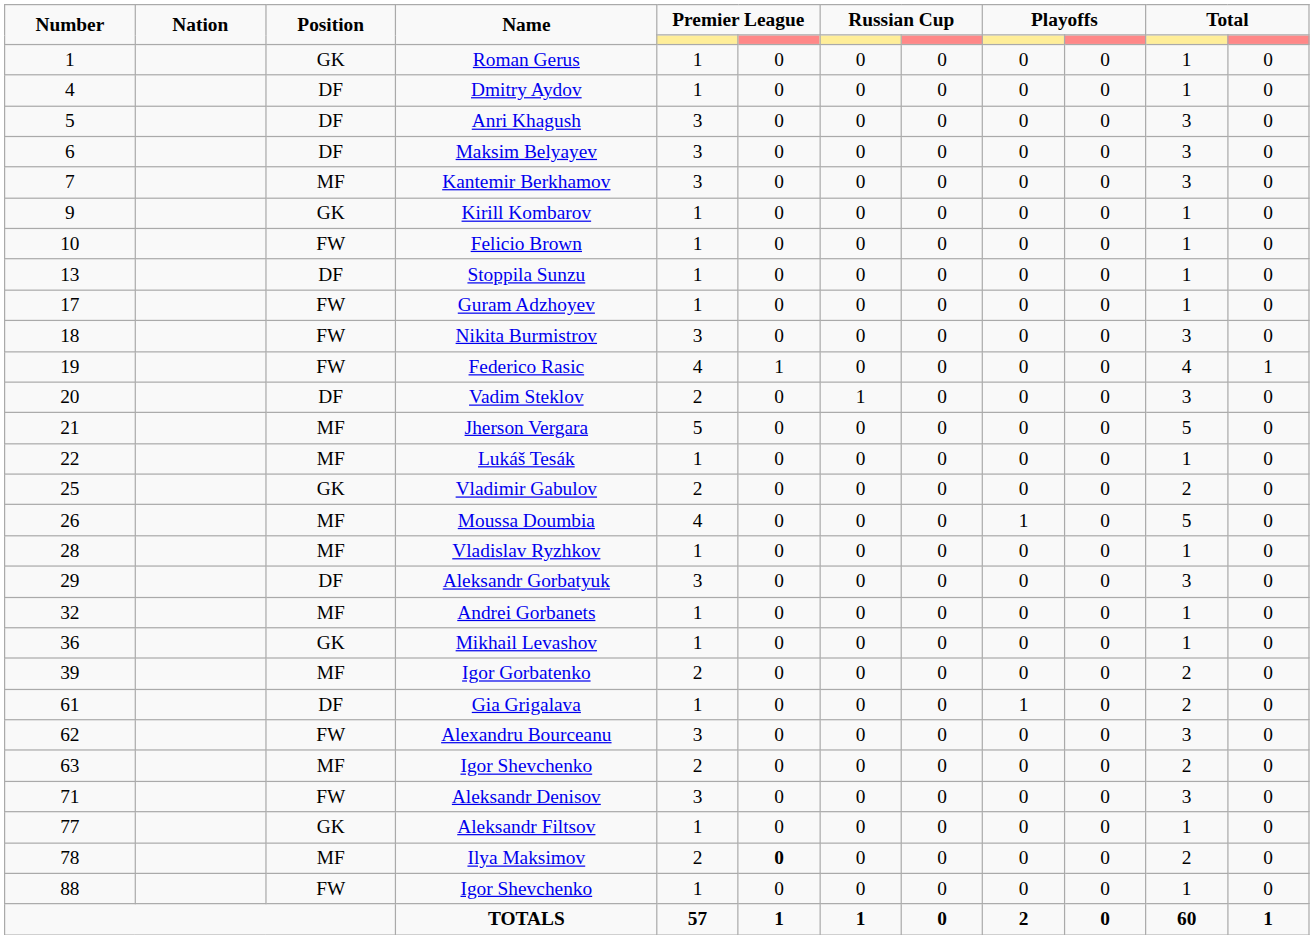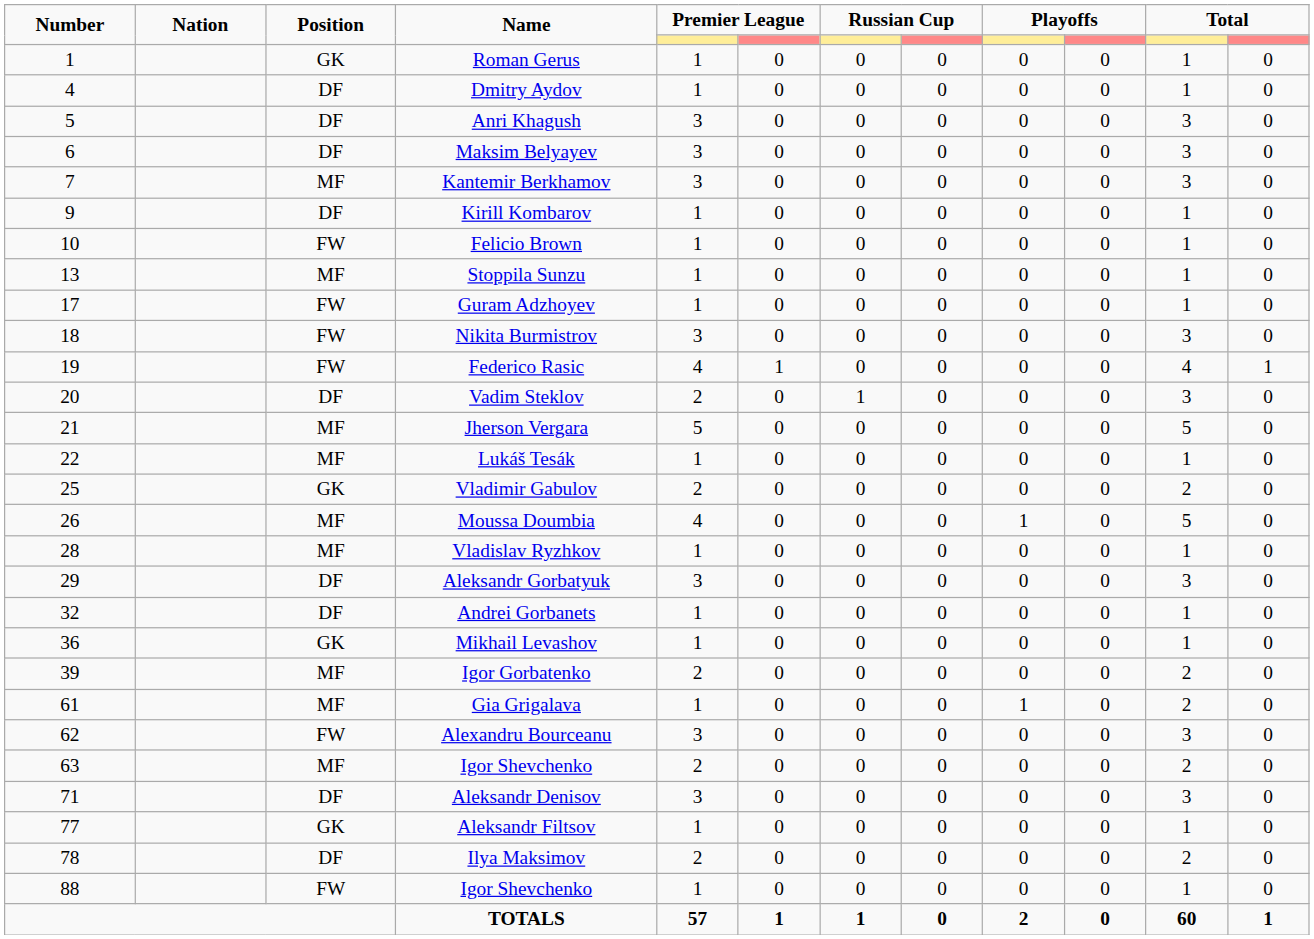(331, 212) GK -> (331, 212) DF
(331, 274) DF -> (331, 274) MF
(331, 612) MF -> (331, 612) DF
(331, 704) DF -> (331, 704) MF
(331, 796) FW -> (331, 796) DF
(331, 857) MF -> (331, 857) DF
(779, 857) bold -> (779, 857) normal
